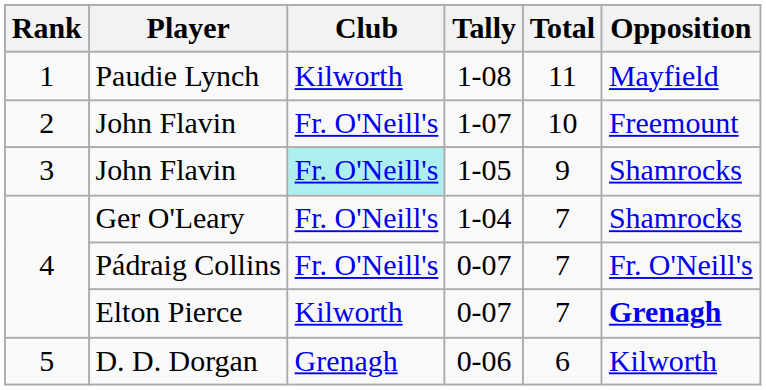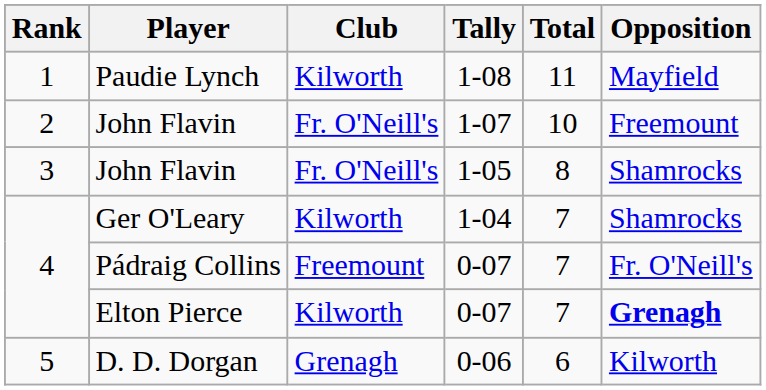(367, 170) paleturquoise background -> (367, 170) no background
(562, 170) 9 -> (562, 170) 8
(367, 218) Fr. O'Neill's -> (349, 218) Kilworth
(367, 265) Fr. O'Neill's -> (359, 265) Freemount
